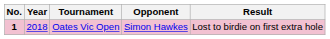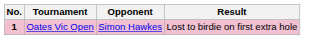- column: (37, 12)
